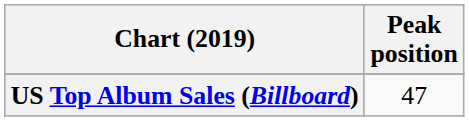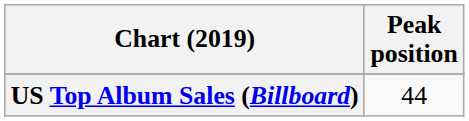(414, 94) 47 -> (414, 94) 44
